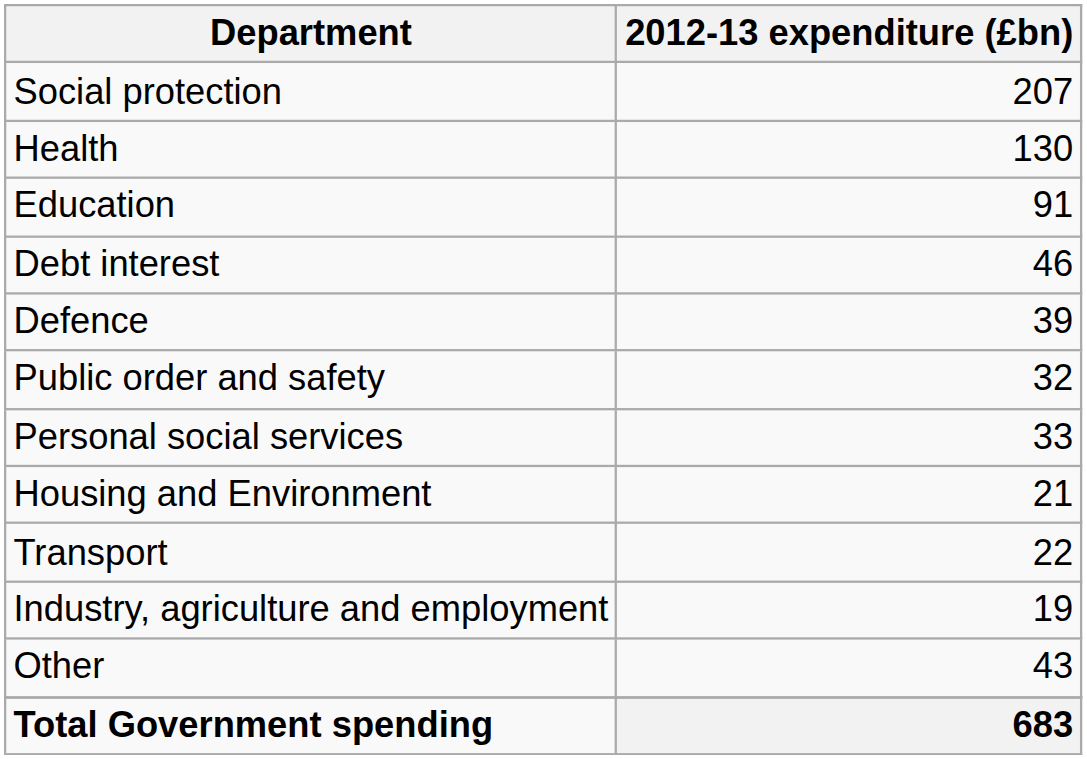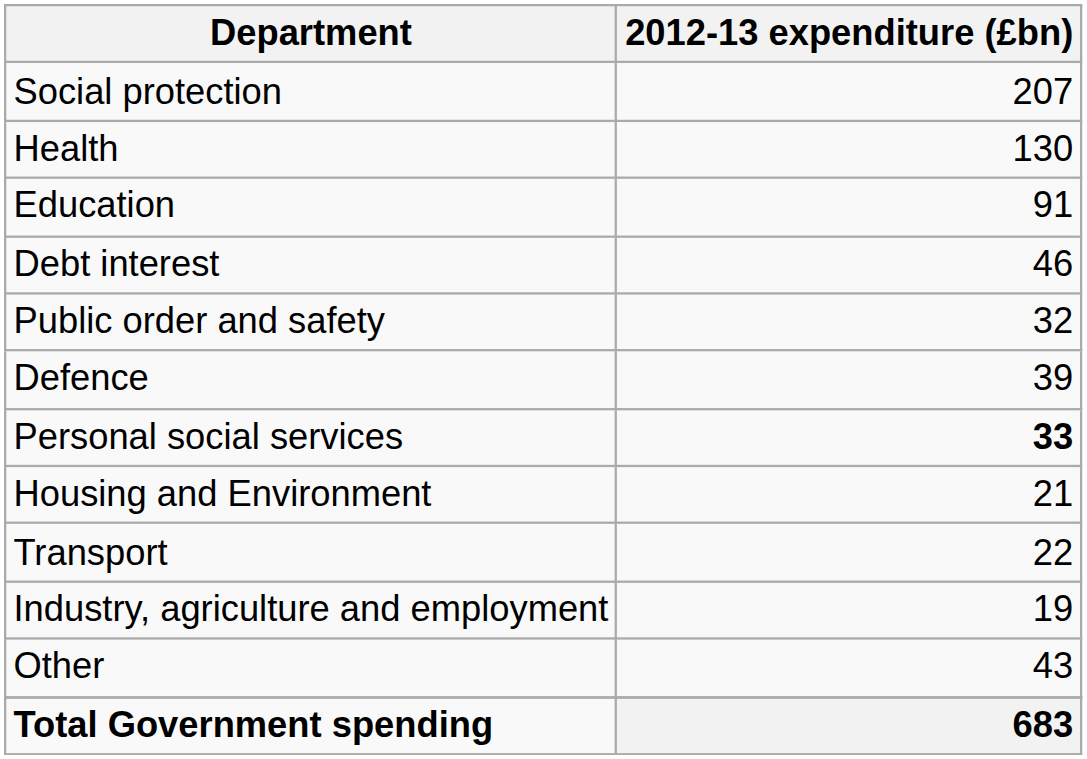rows swapped: (81, 321) <-> (199, 378)
(1053, 436) normal -> (1053, 436) bold
